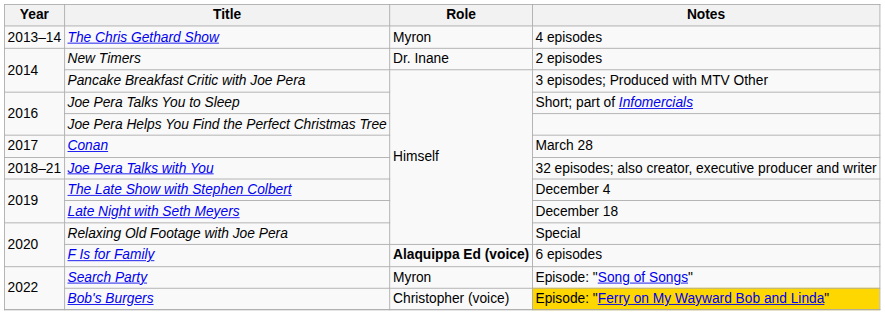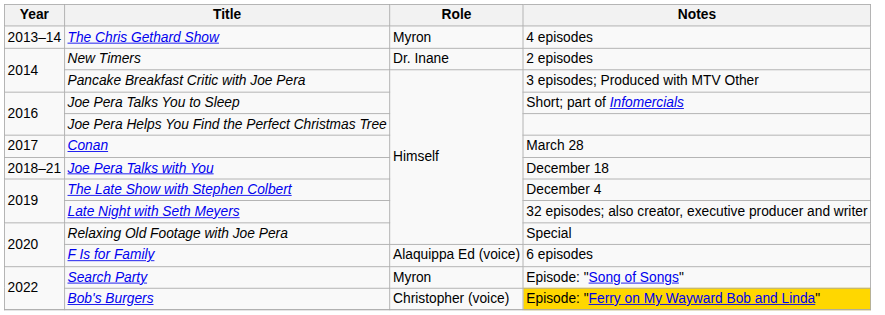(706, 168) 32 episodes; also creator, executive producer and writer -> (568, 168) December 18
(577, 211) December 18 -> (697, 211) 32 episodes; also creator, executive producer and writer
(461, 255) bold -> (457, 255) normal
